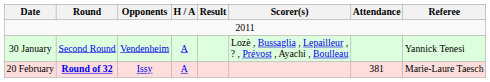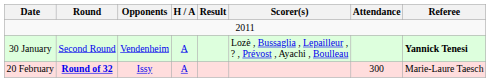(435, 48) normal -> (436, 48) bold
(377, 69) 381 -> (377, 69) 300
